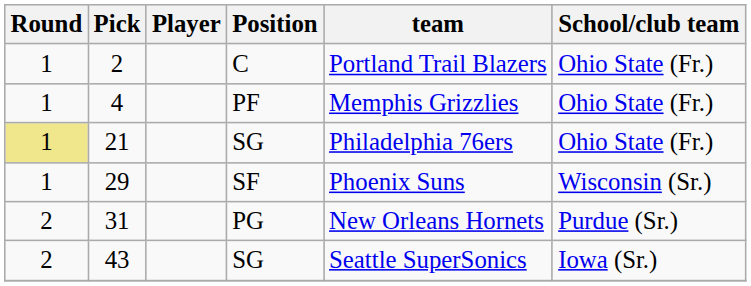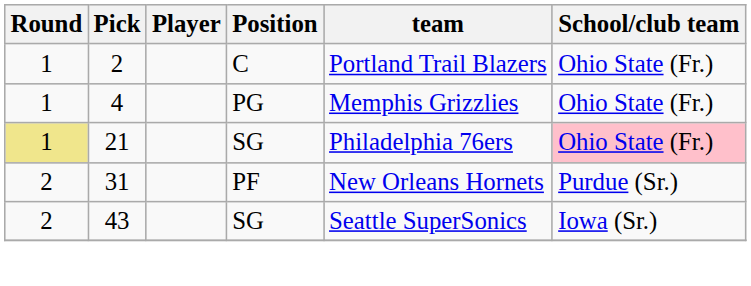(246, 102) PF -> (248, 102) PG
(636, 142) no background -> (636, 142) pink background
- row: (117, 181)
(248, 220) PG -> (246, 181) PF
